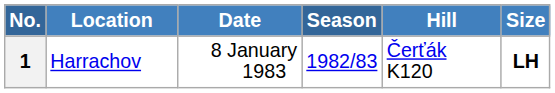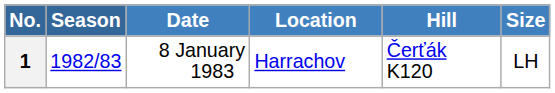columns swapped: (342, 20) <-> (112, 20)
(526, 61) bold -> (526, 61) normal
